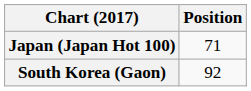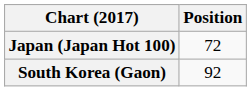(213, 45) 71 -> (213, 45) 72
